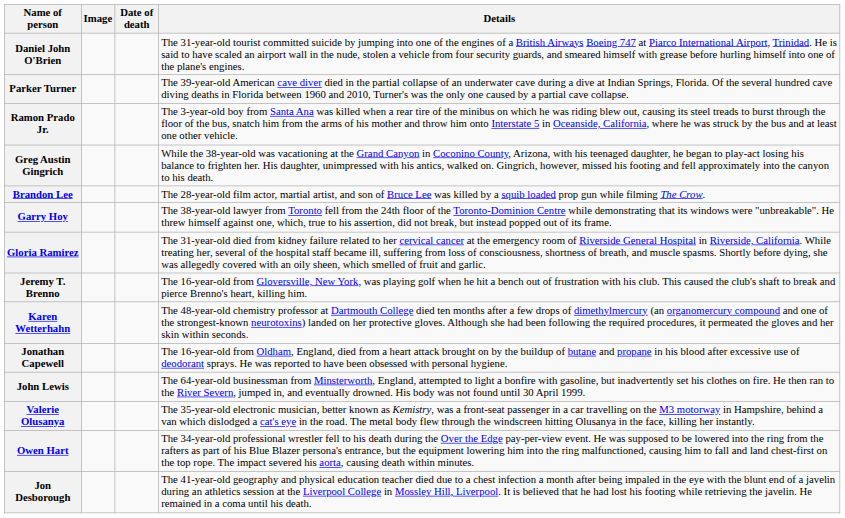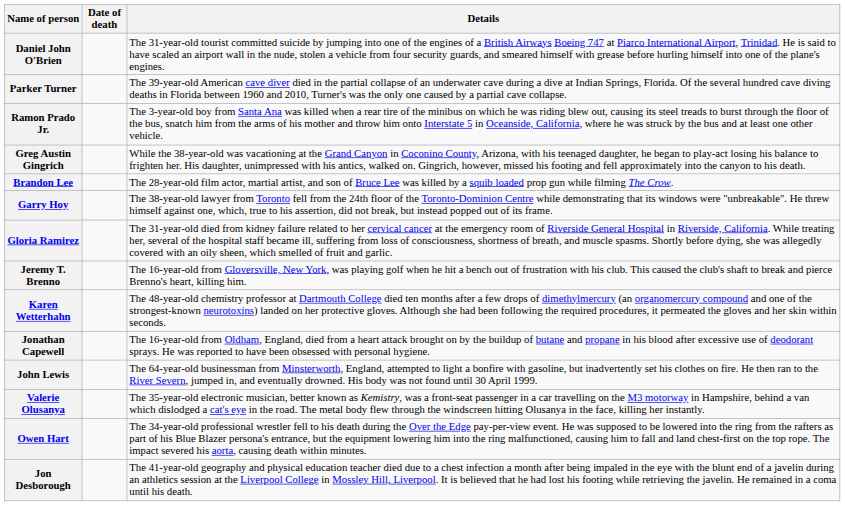- column: (98, 19)
